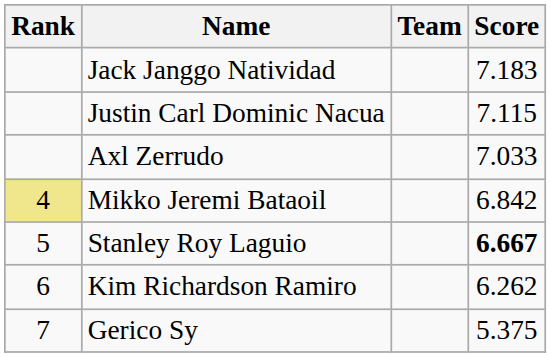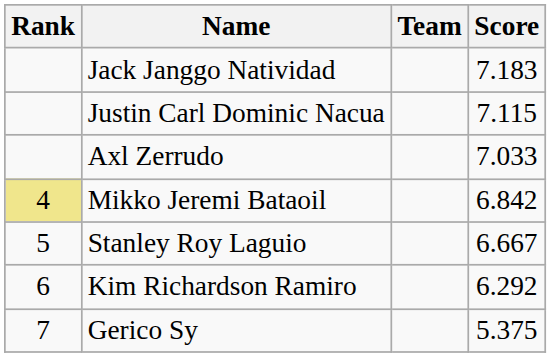(507, 243) bold -> (507, 243) normal
(507, 286) 6.262 -> (507, 286) 6.292
